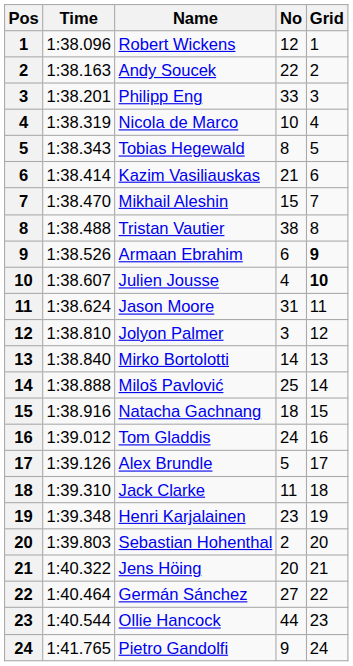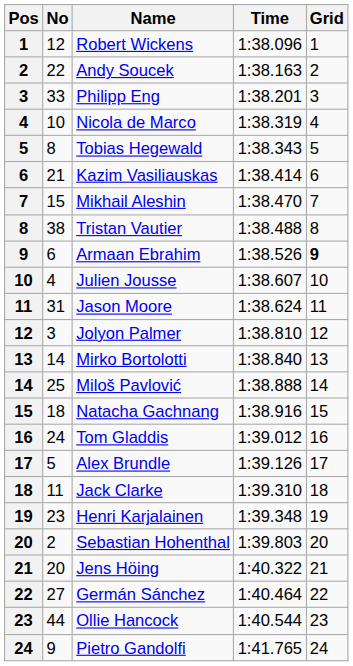columns swapped: (291, 18) <-> (79, 18)
(319, 280) bold -> (319, 280) normal
